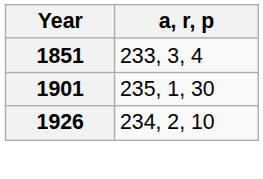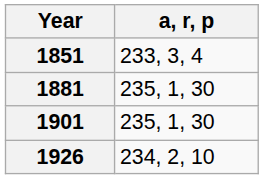+ row: (60, 88)
